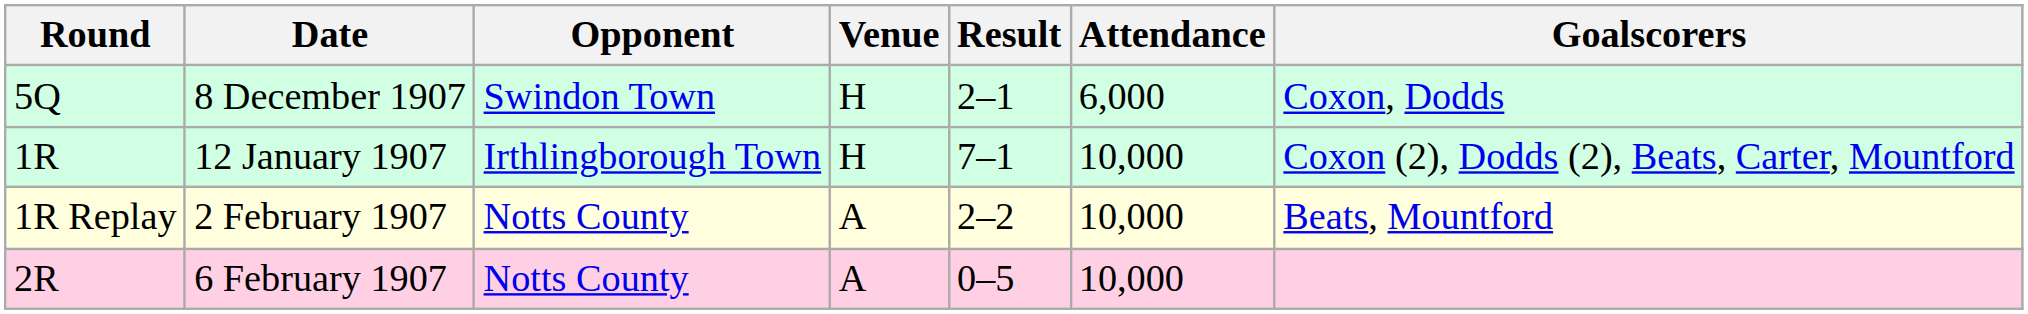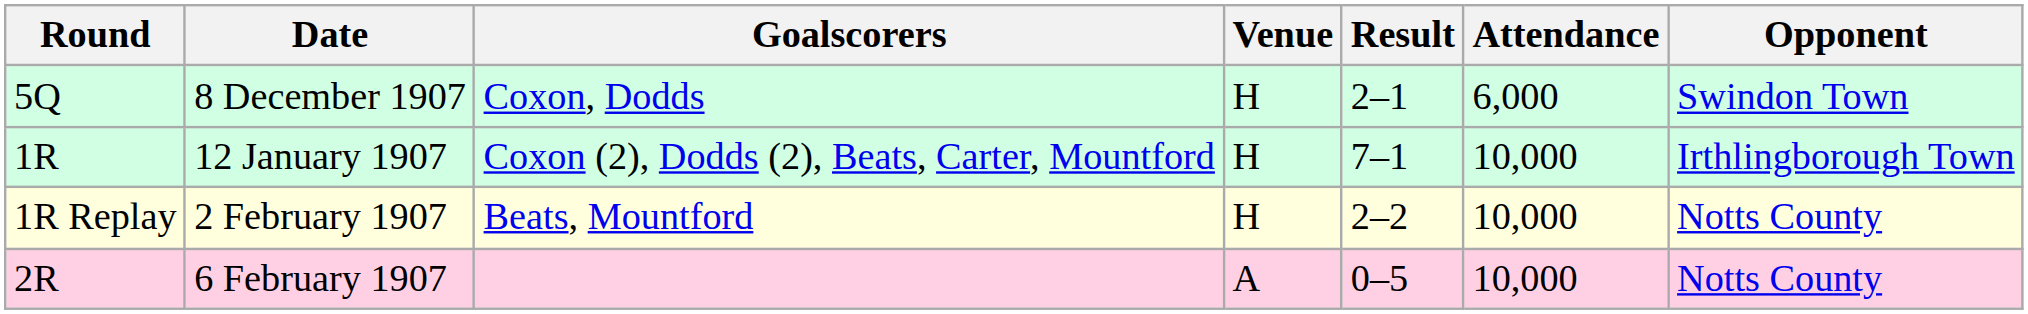columns swapped: (652, 34) <-> (1649, 34)
(853, 216) A -> (1246, 216) H
